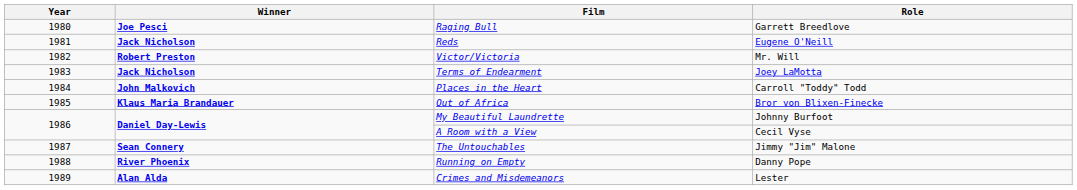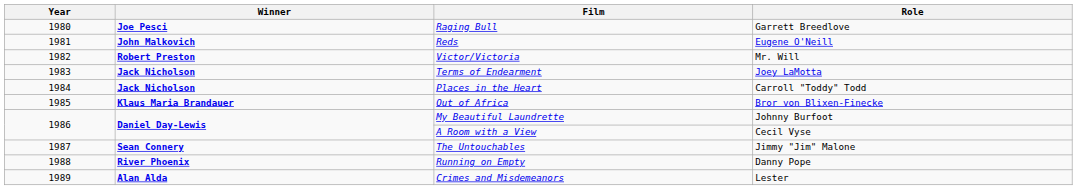(156, 42) Jack Nicholson -> (156, 42) John Malkovich
(156, 87) John Malkovich -> (156, 87) Jack Nicholson
